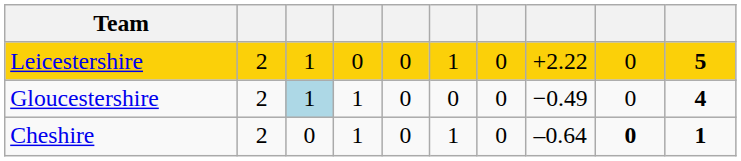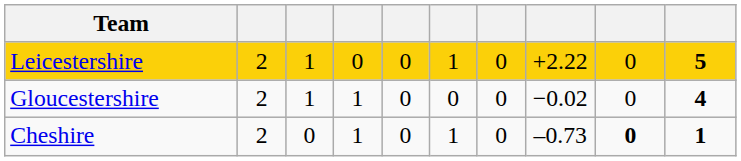(310, 98) lightblue background -> (310, 98) no background
(560, 98) −0.49 -> (560, 98) −0.02
(560, 135) –0.64 -> (560, 135) –0.73
